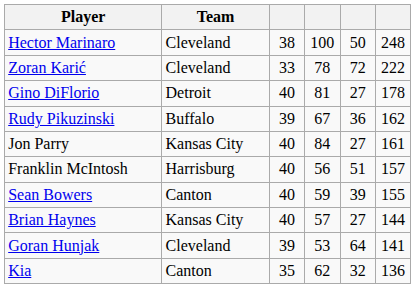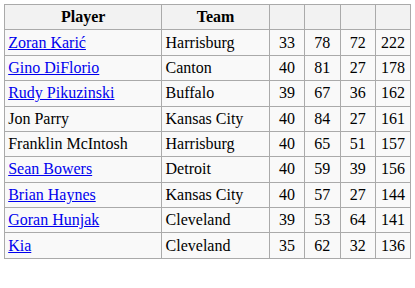- row: (62, 42)
(198, 67) Cleveland -> (200, 42) Harrisburg
(188, 93) Detroit -> (189, 67) Canton
(322, 169) 56 -> (322, 144) 65
(189, 194) Canton -> (188, 169) Detroit
(393, 194) 155 -> (393, 169) 156
(189, 270) Canton -> (198, 245) Cleveland
